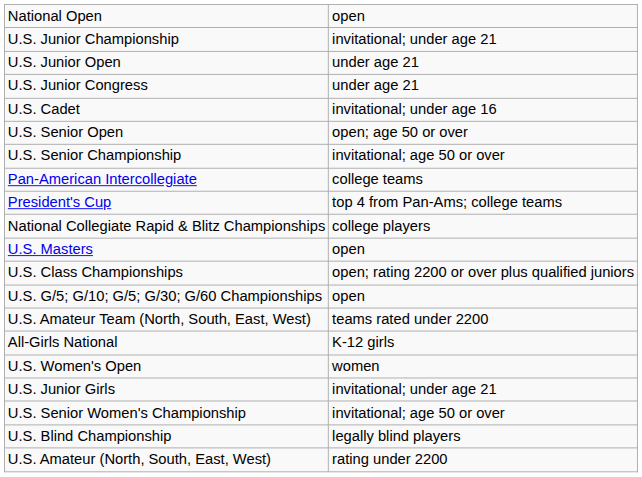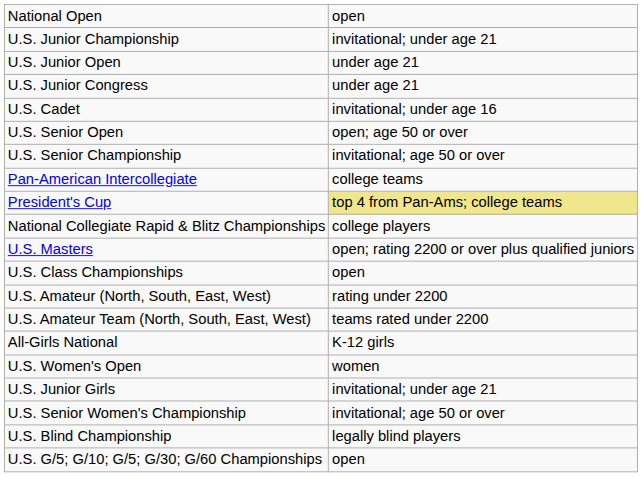(447, 202) no background -> (447, 202) khaki background
(348, 249) open -> (483, 249) open; rating 2200 or over plus qualified juniors
(483, 272) open; rating 2200 or over plus qualified juniors -> (348, 272) open
rows swapped: (139, 459) <-> (165, 296)
